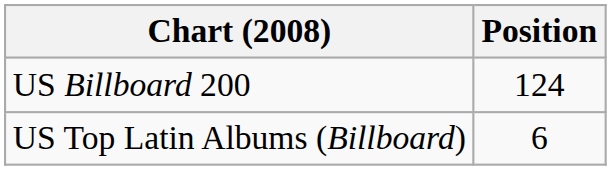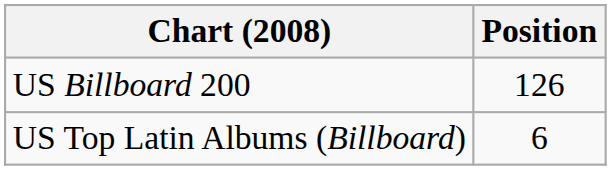(539, 84) 124 -> (539, 84) 126
